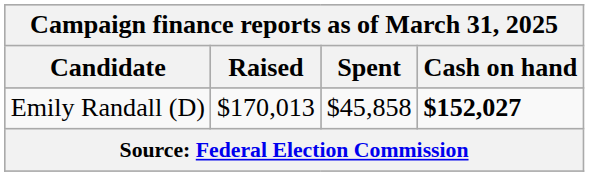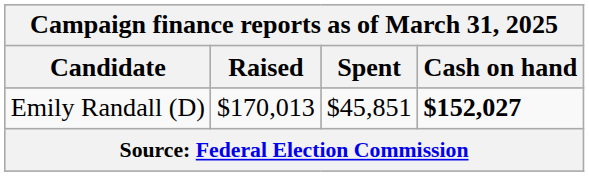(369, 107) $45,858 -> (369, 107) $45,851
